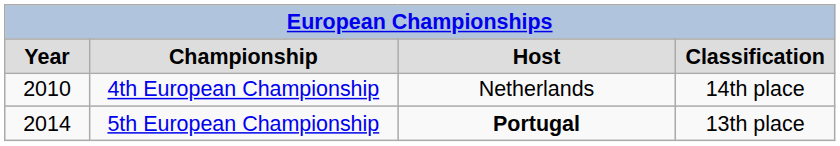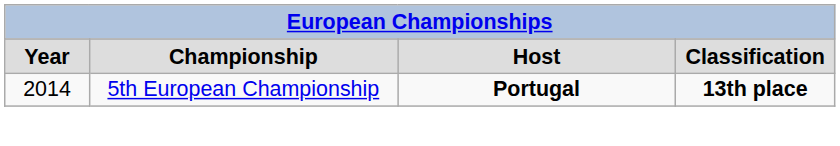- row: (243, 90)
(755, 124) normal -> (755, 90) bold
